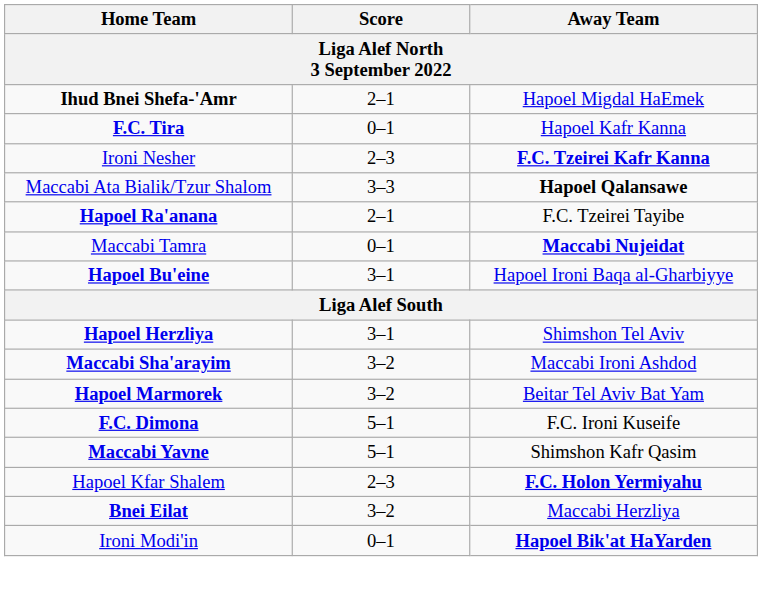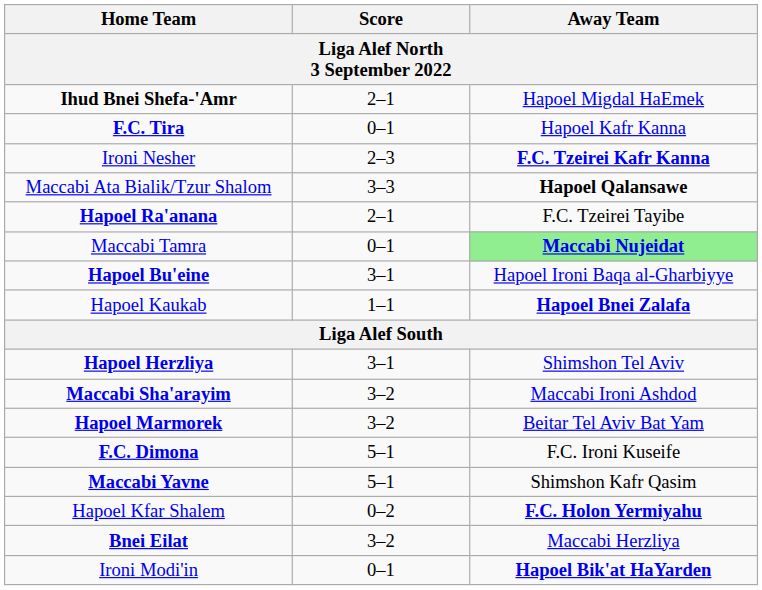(613, 246) no background -> (613, 246) lightgreen background
+ row: (149, 305)
(381, 481) 2–3 -> (381, 511) 0–2
